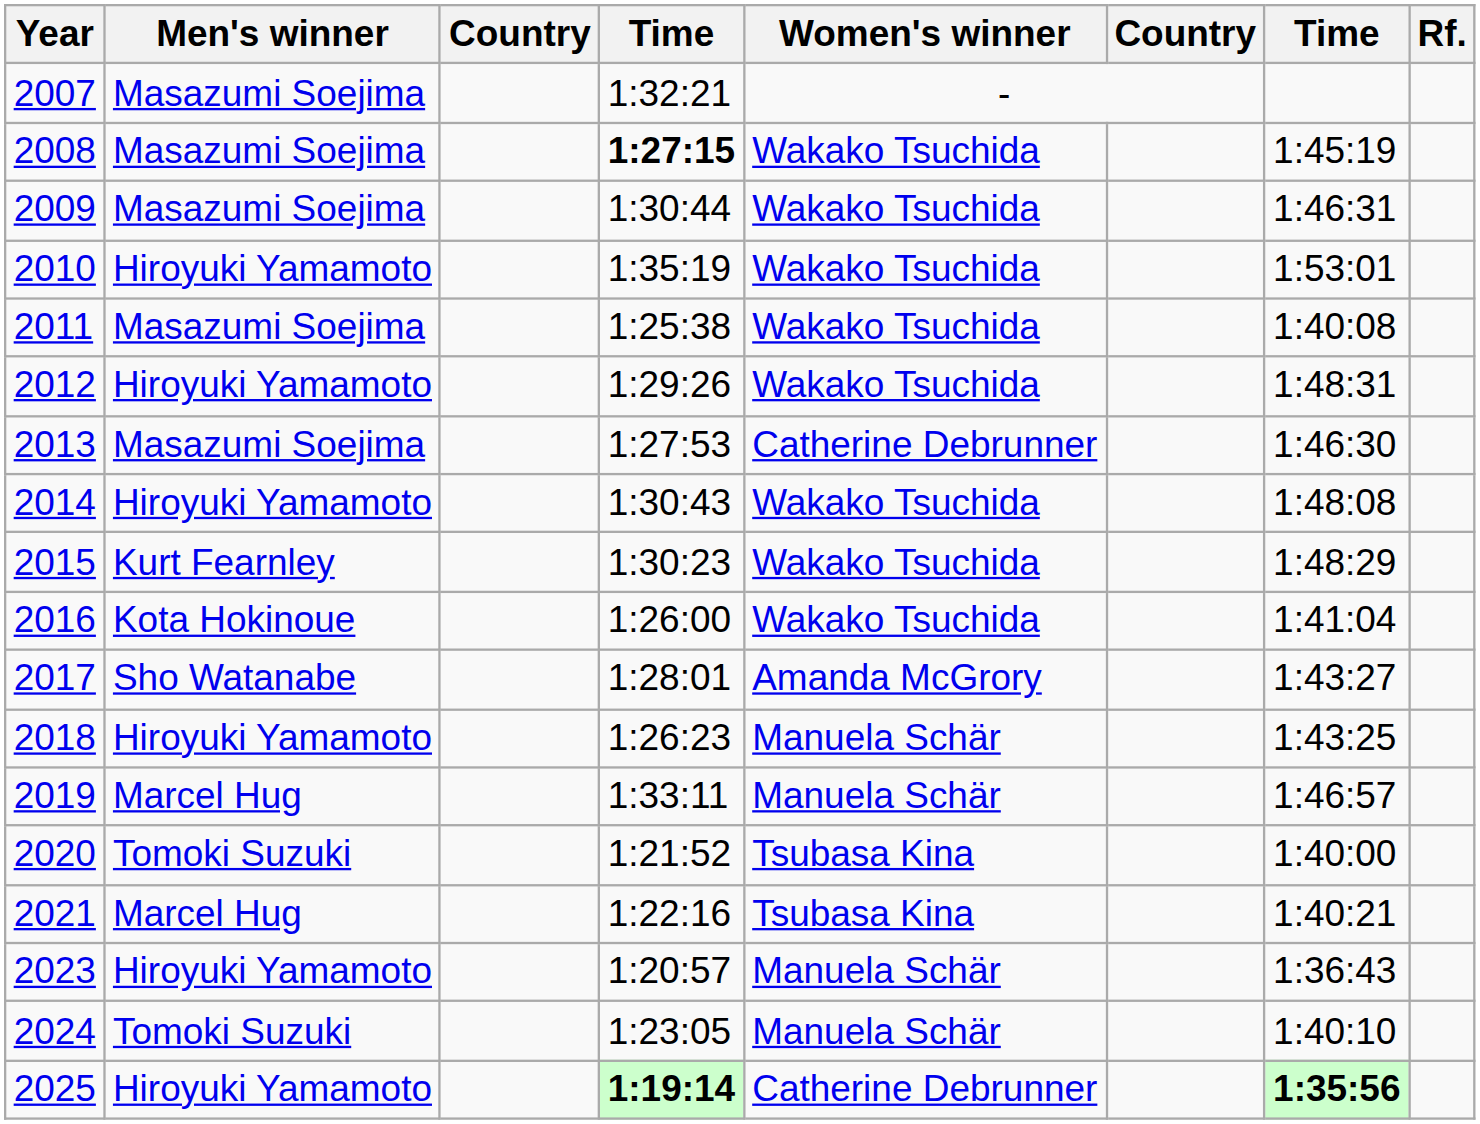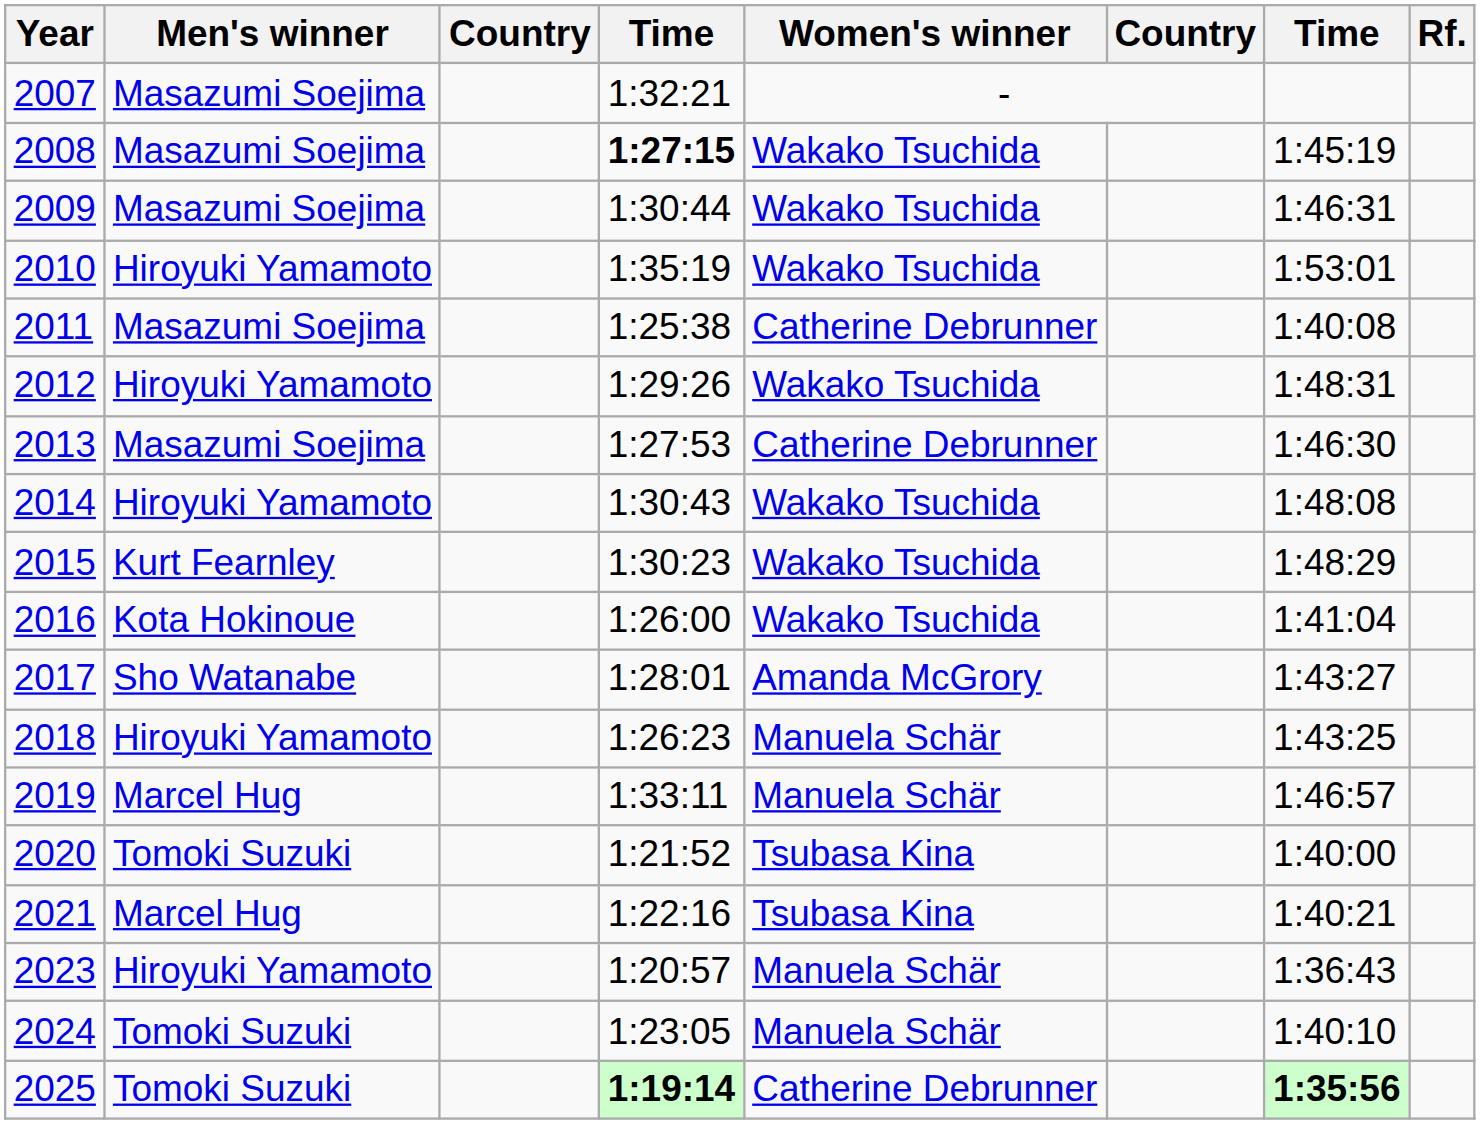(896, 326) Wakako Tsuchida -> (925, 326) Catherine Debrunner
(272, 1088) Hiroyuki Yamamoto -> (232, 1088) Tomoki Suzuki
